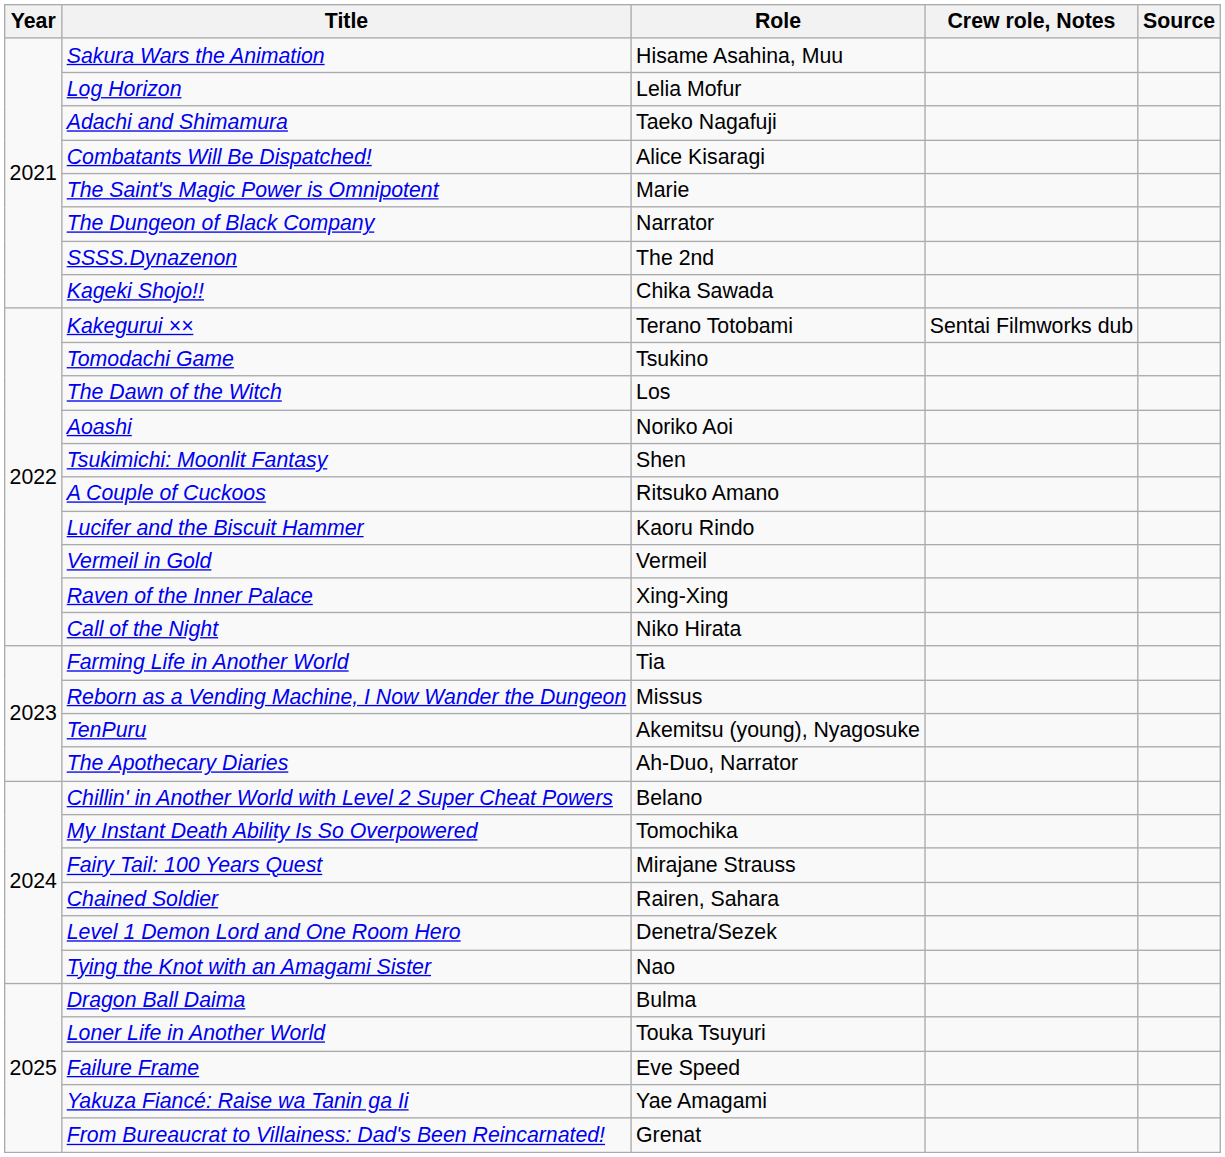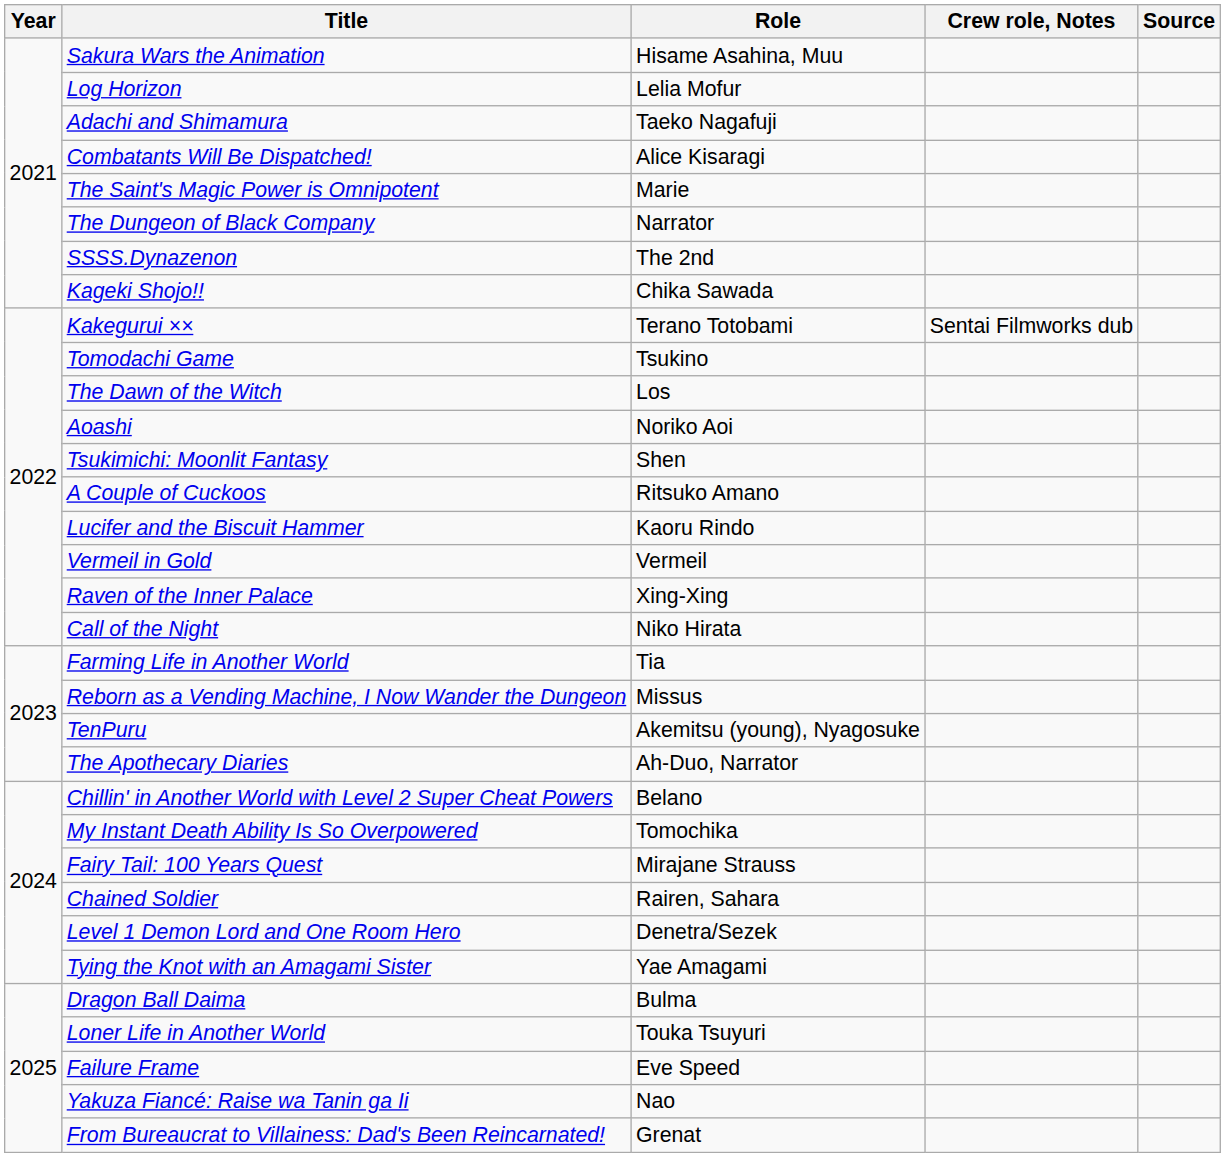(656, 966) Nao -> (702, 966) Yae Amagami
(702, 1101) Yae Amagami -> (656, 1101) Nao
